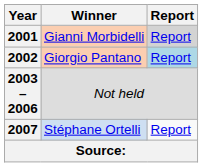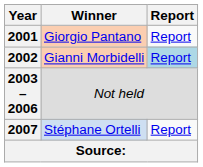(94, 36) Gianni Morbidelli -> (93, 36) Giorgio Pantano
(171, 36) lightgrey background -> (171, 36) no background
(93, 57) Giorgio Pantano -> (94, 57) Gianni Morbidelli
